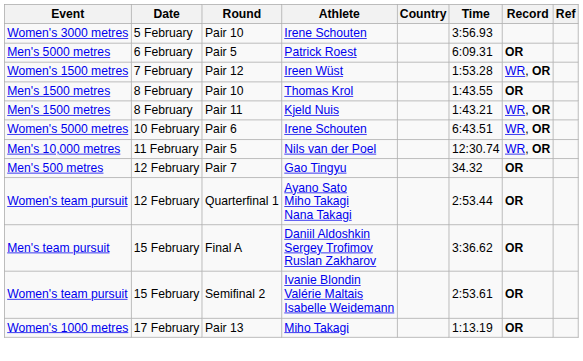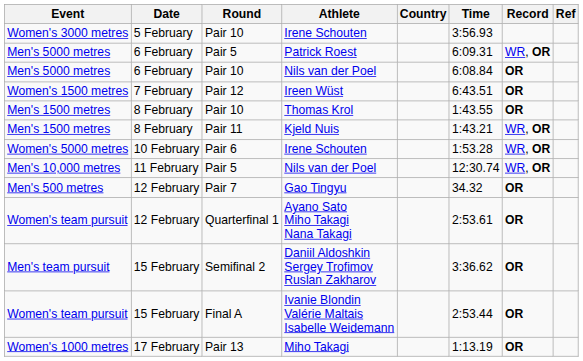(514, 52) OR -> (528, 52) WR, OR
+ row: (59, 71)
(472, 71) 1:53.28 -> (472, 91) 6:43.51
(528, 71) WR, OR -> (514, 91) OR
(472, 129) 6:43.51 -> (472, 149) 1:53.28
(472, 201) 2:53.44 -> (472, 220) 2:53.61
(224, 248) Final A -> (235, 267) Semifinal 2
(235, 294) Semifinal 2 -> (224, 313) Final A
(472, 294) 2:53.61 -> (472, 313) 2:53.44
